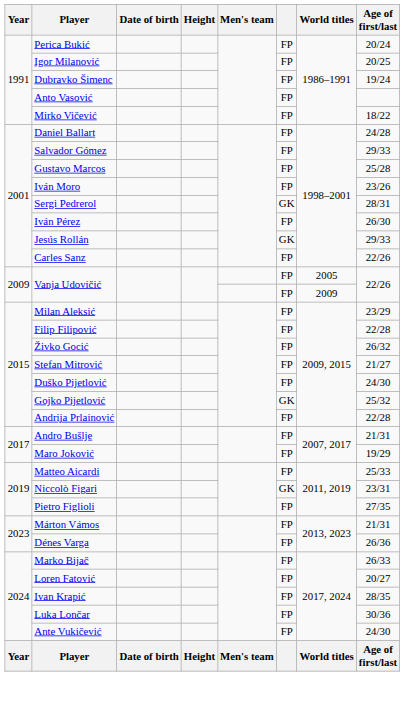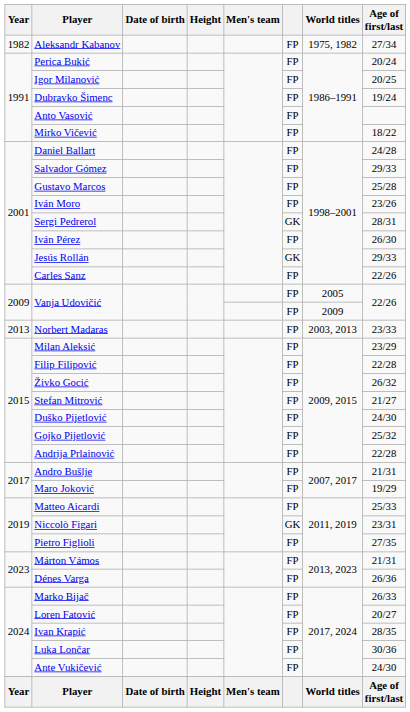+ row: (18, 44)
+ row: (18, 329)
(287, 400) GK -> (293, 436) FP
